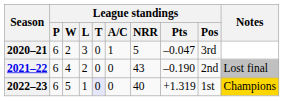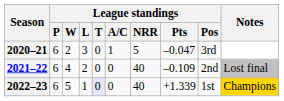(139, 68) 43 -> (139, 68) 40
(179, 68) –0.190 -> (179, 68) –0.109
(179, 86) +1.319 -> (179, 86) +1.339
